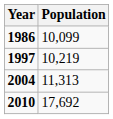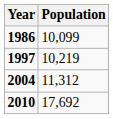(60, 80) 11,313 -> (60, 80) 11,312
